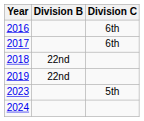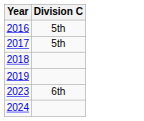- column: (58, 12)
(112, 28) 6th -> (58, 28) 5th
(112, 44) 6th -> (58, 44) 5th
(112, 92) 5th -> (58, 92) 6th
